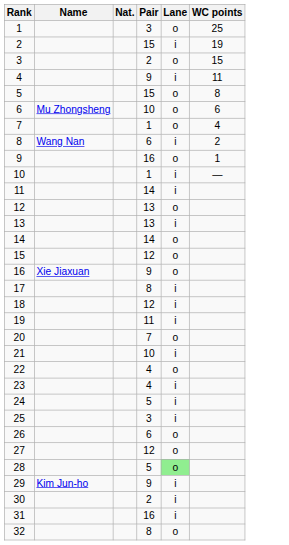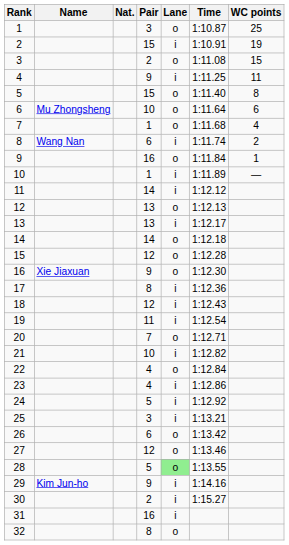+ column: (209, 12)
